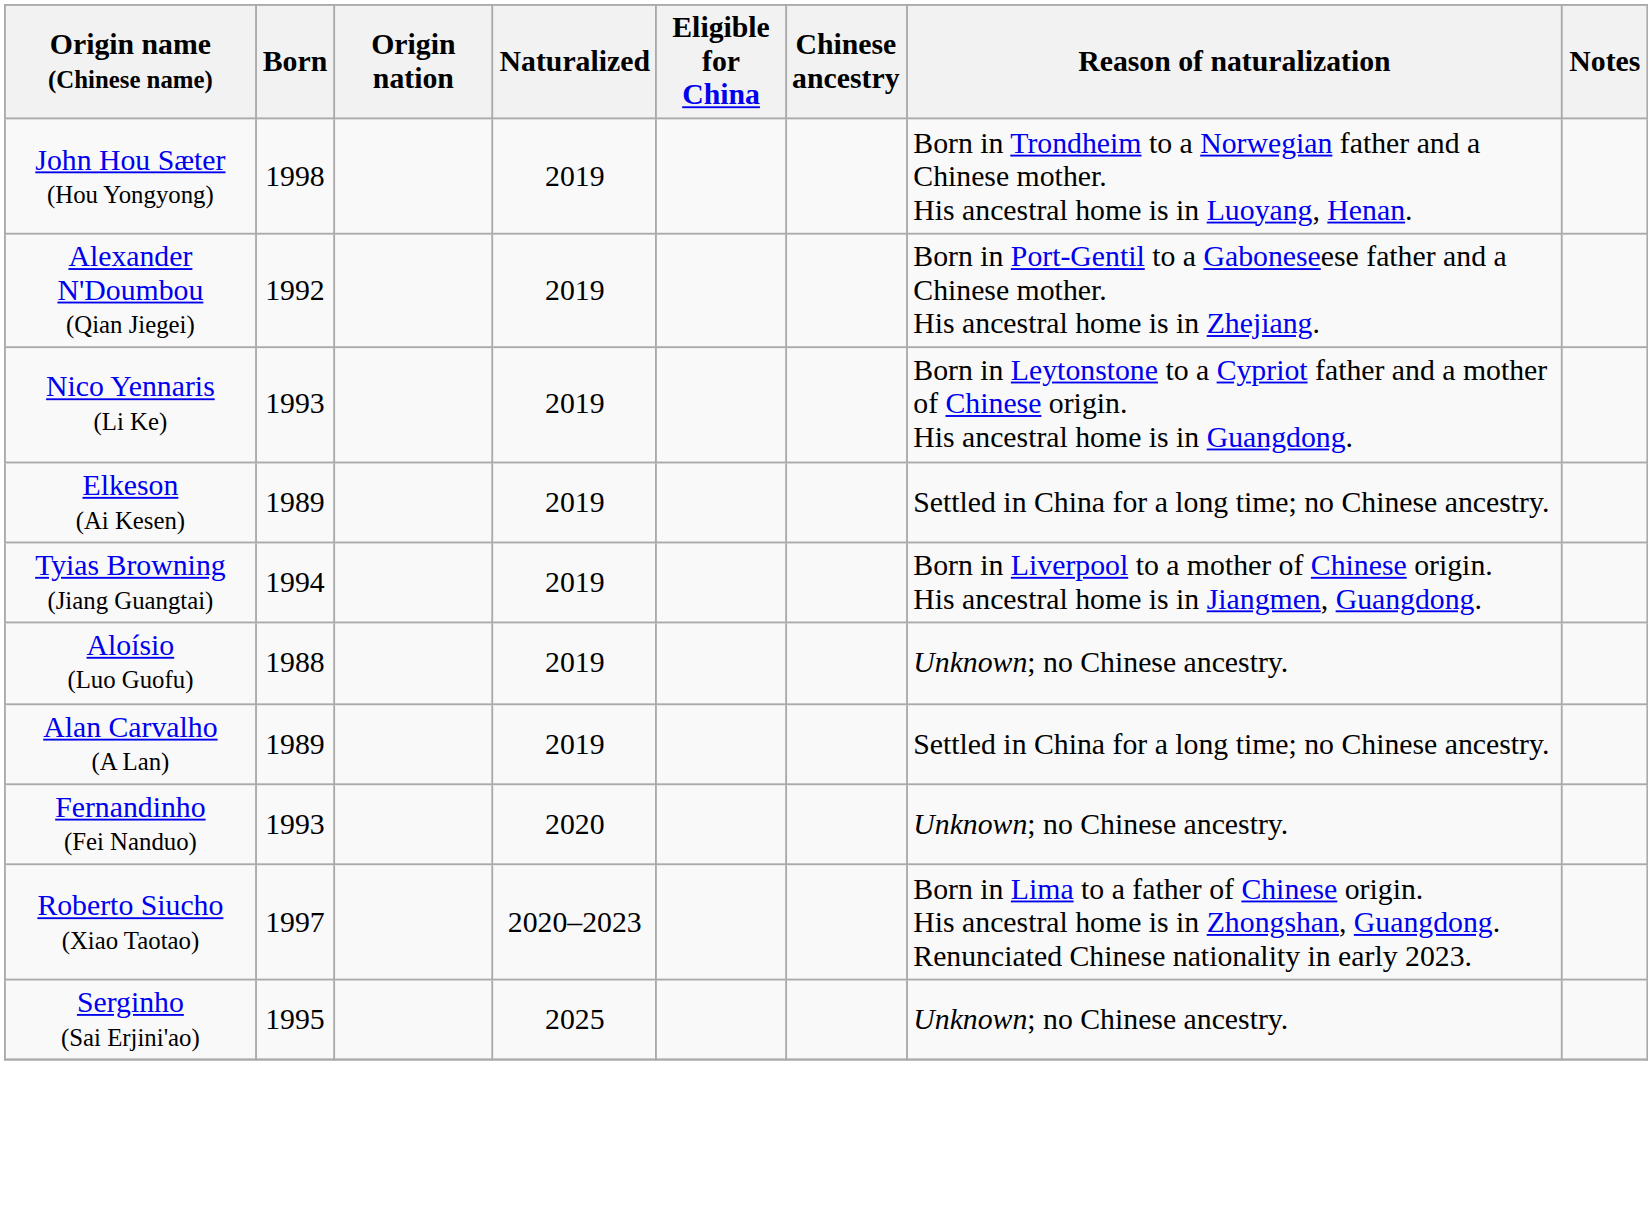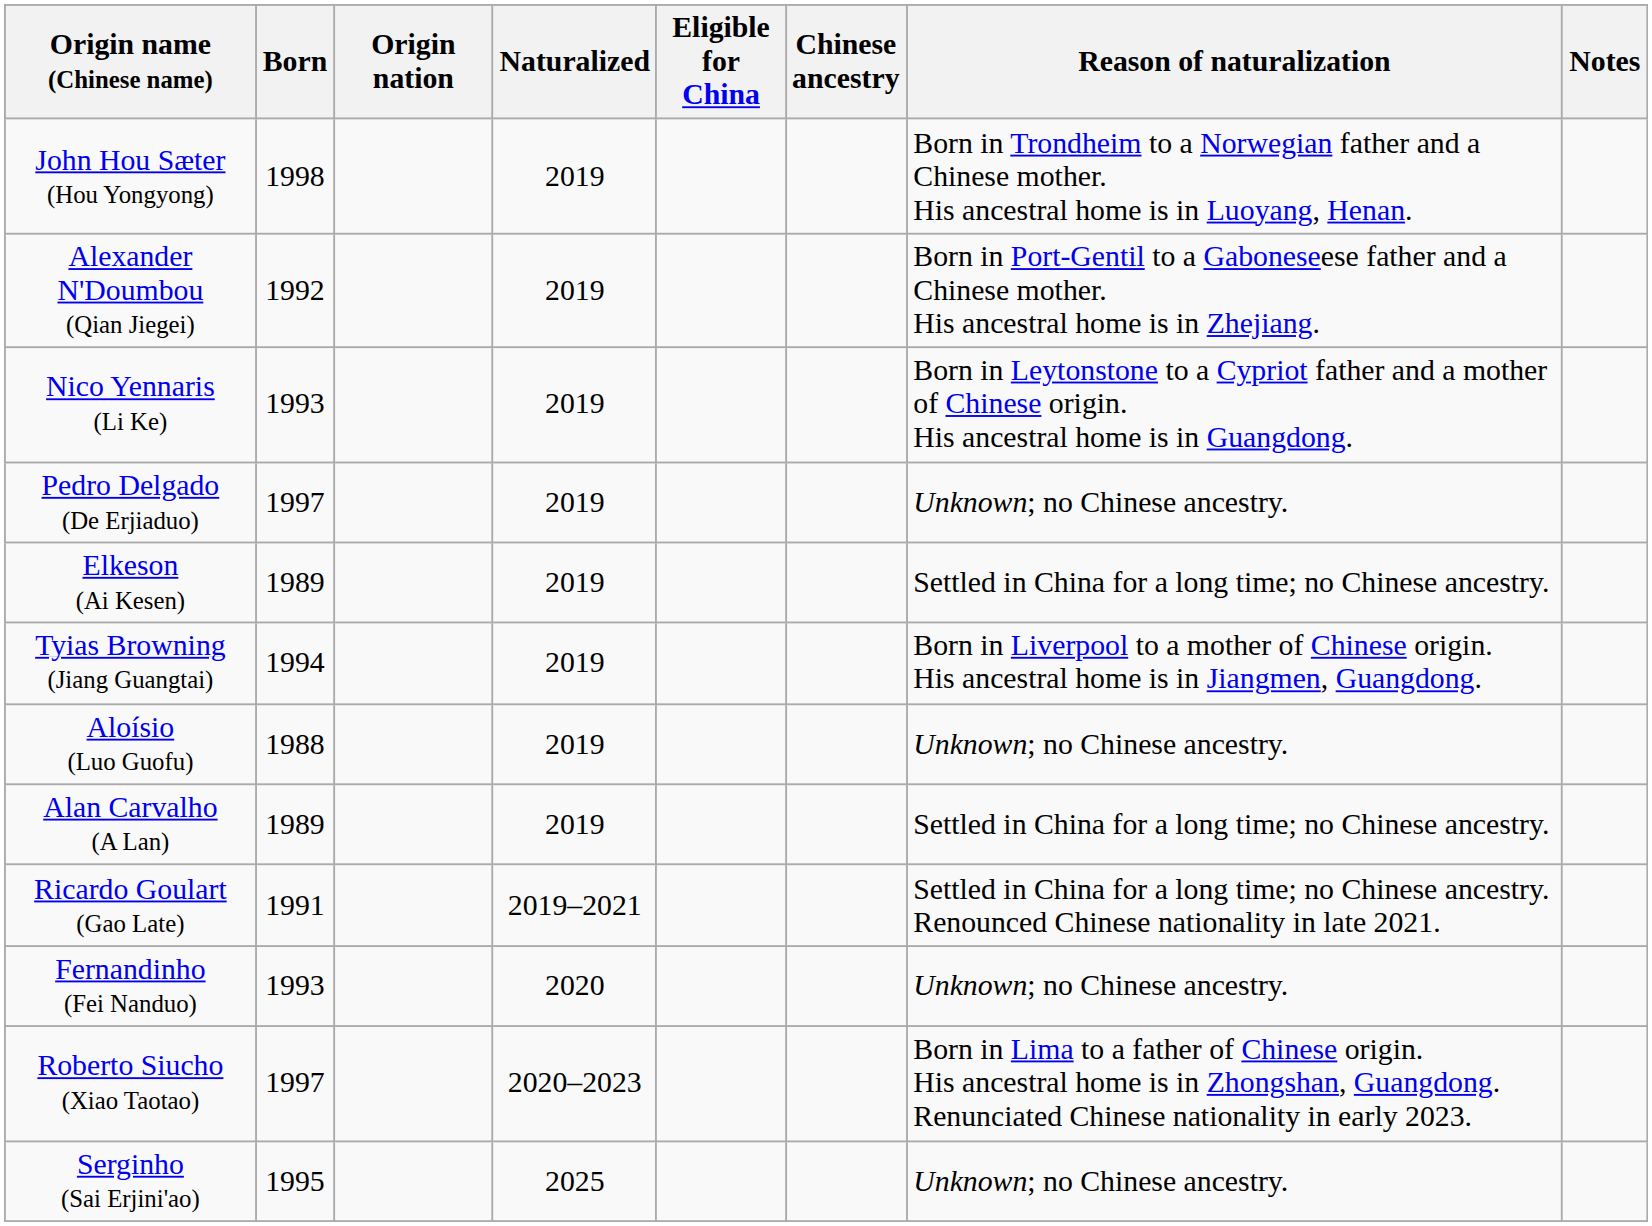+ row: (130, 501)
+ row: (130, 904)
